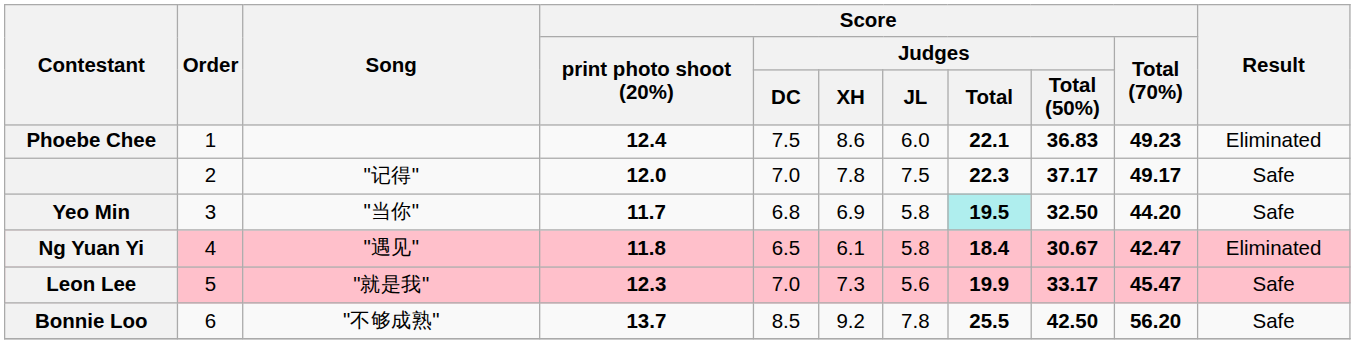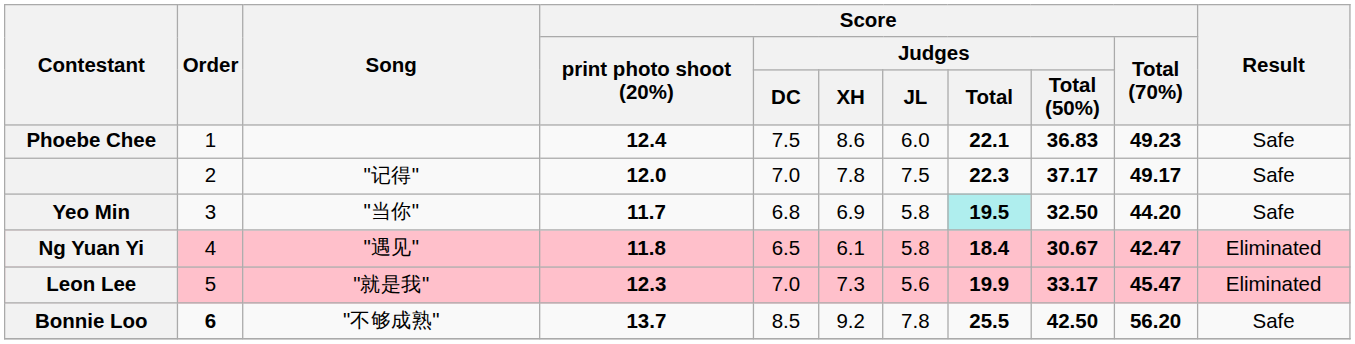(1274, 141) Eliminated -> (1274, 141) Safe
(1274, 284) Safe -> (1274, 284) Eliminated
(211, 320) normal -> (211, 320) bold
